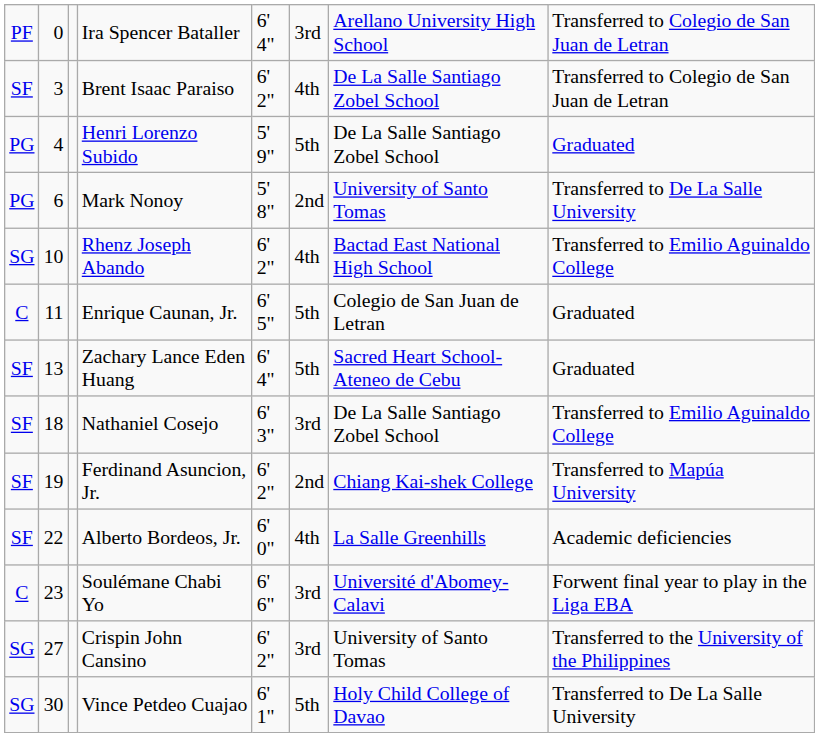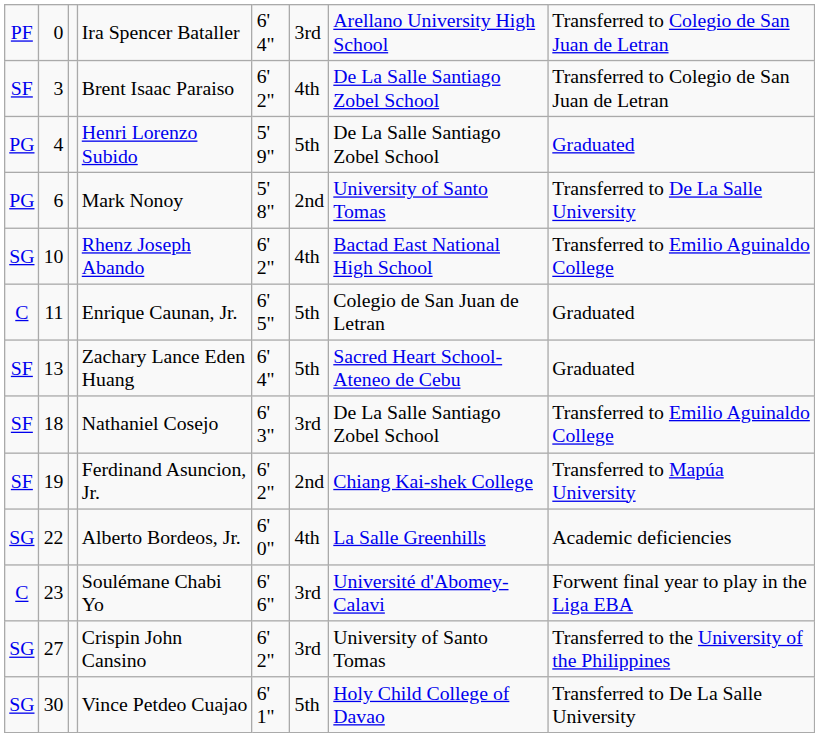(22, 536) SF -> (22, 536) SG
